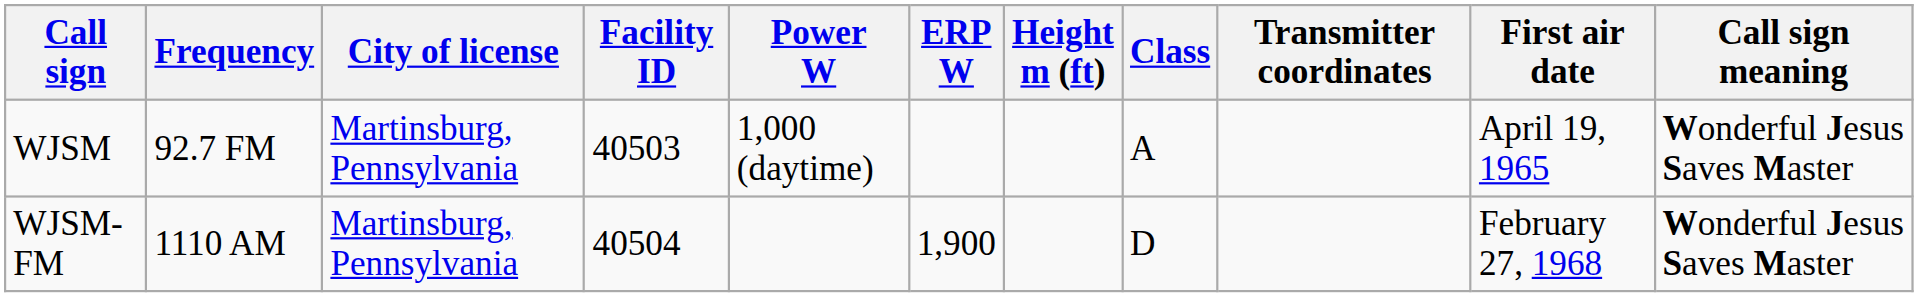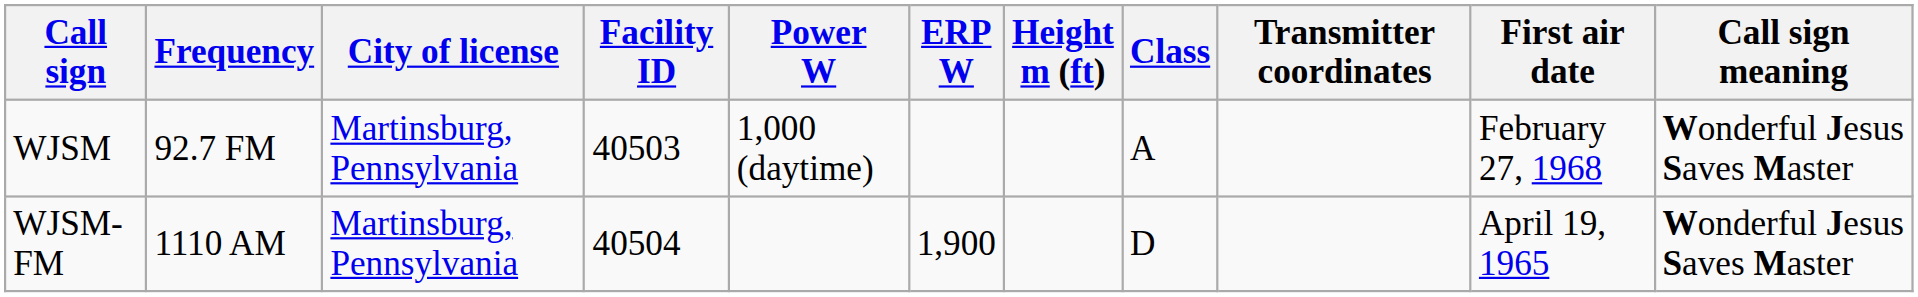(1542, 147) April 19, 1965 -> (1542, 147) February 27, 1968
(1542, 243) February 27, 1968 -> (1542, 243) April 19, 1965
